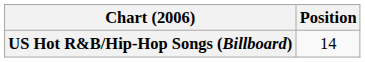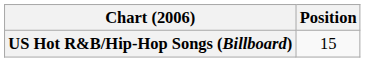(328, 43) 14 -> (328, 43) 15
